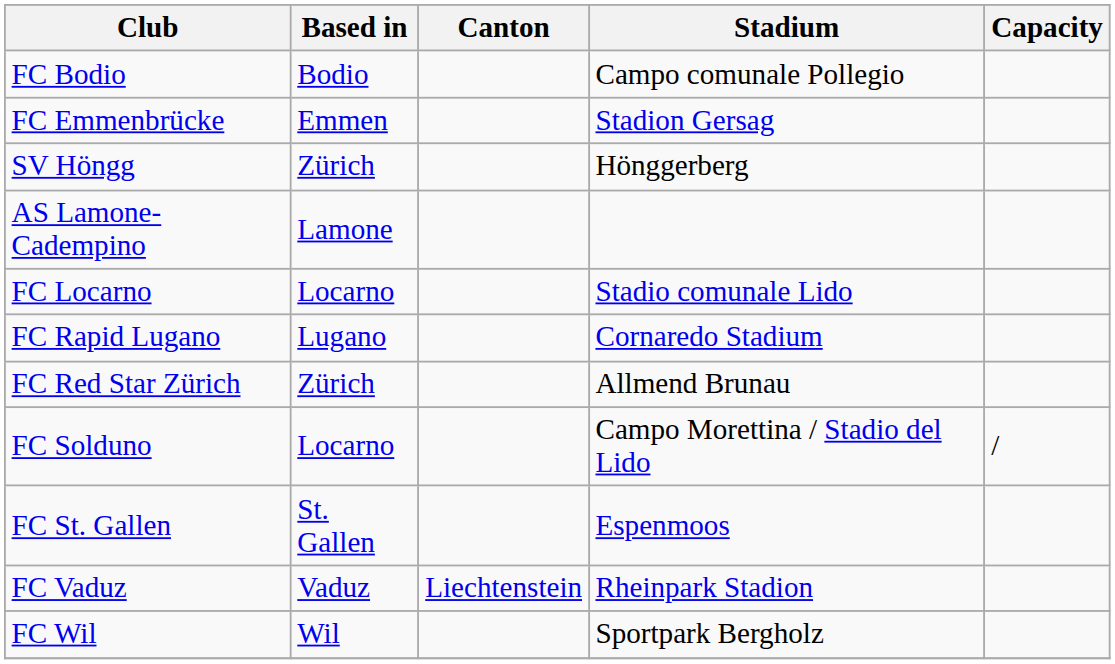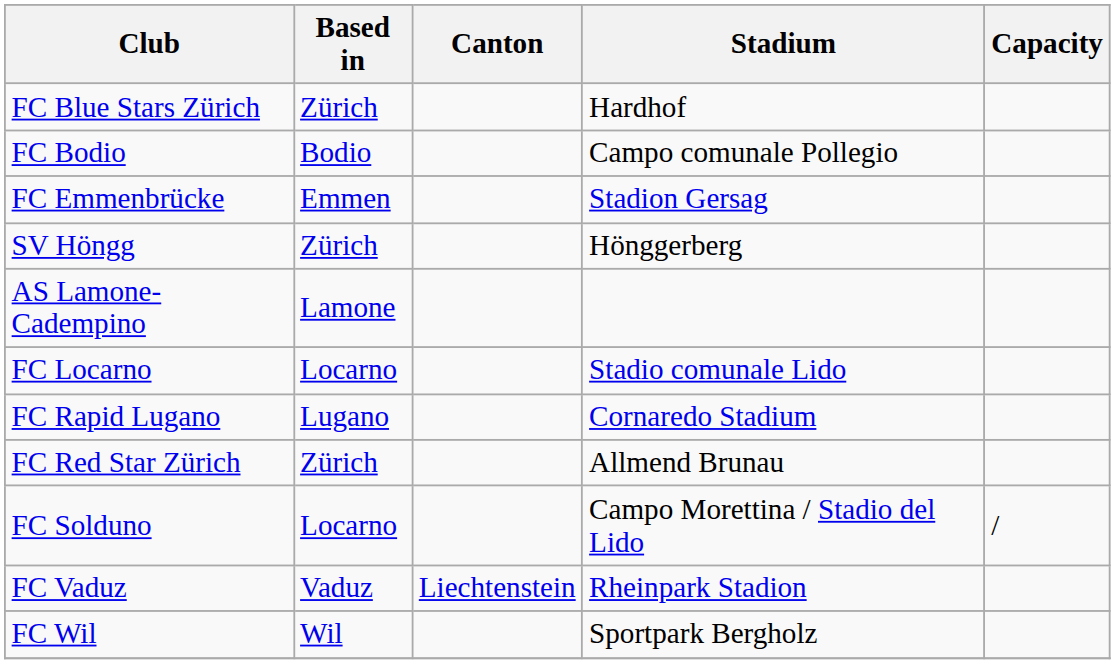+ row: (136, 106)
- row: (91, 525)
